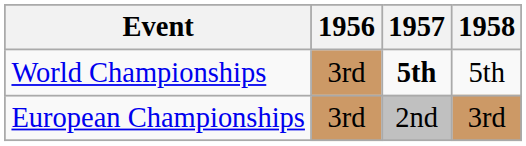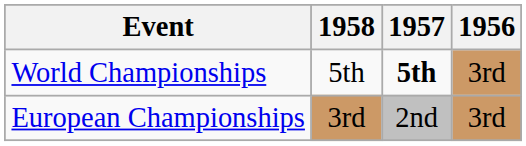columns swapped: (347, 27) <-> (487, 27)
